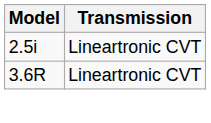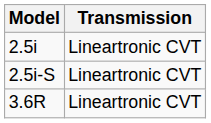+ row: (32, 74)
